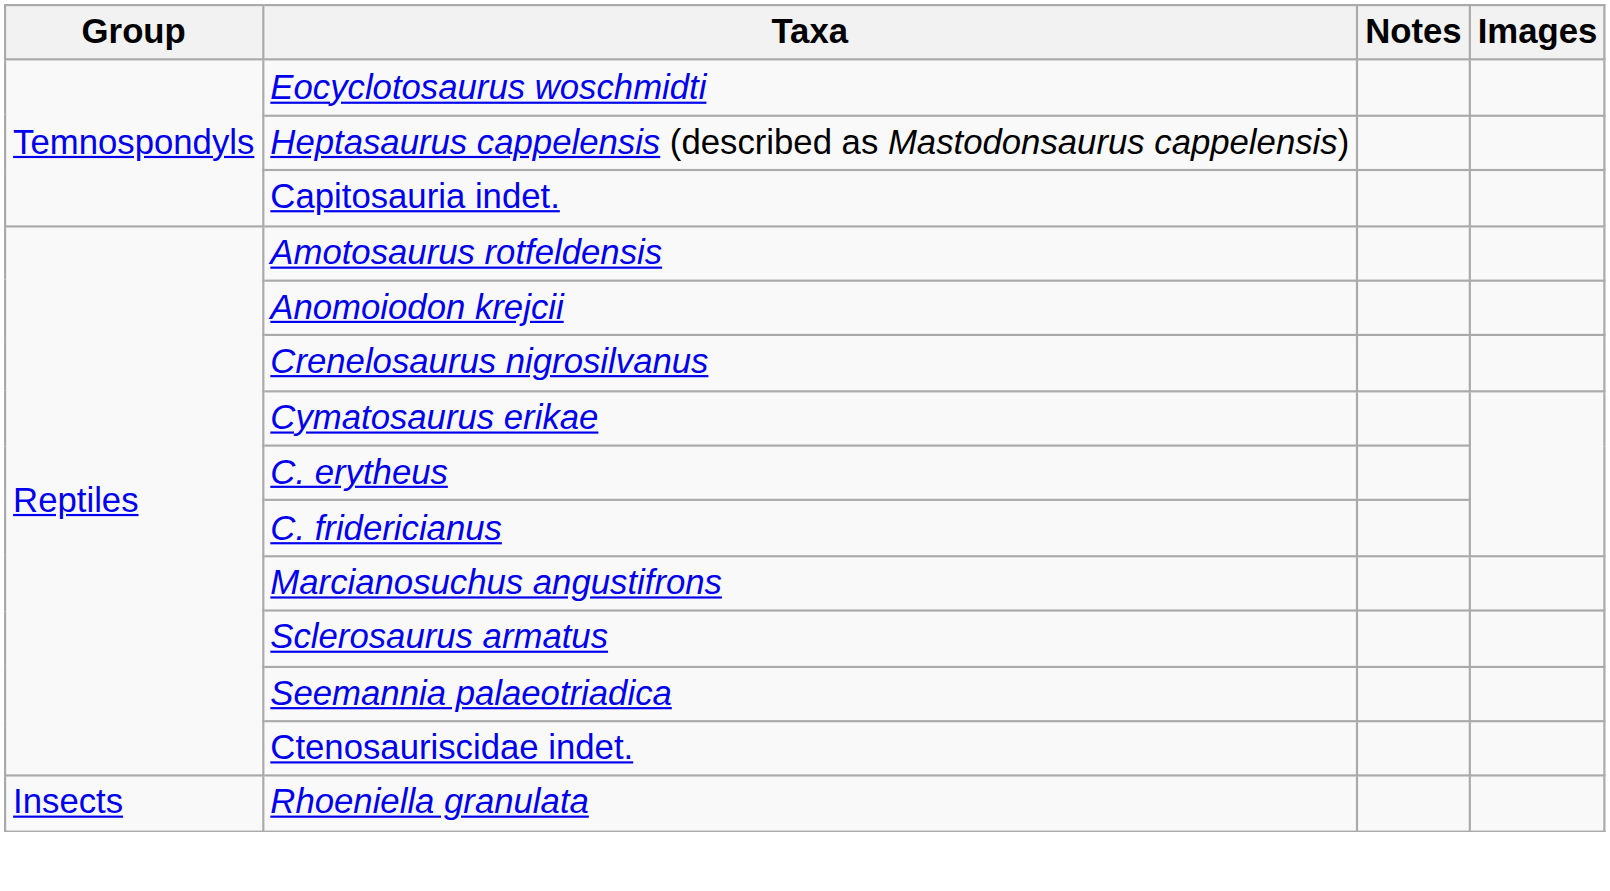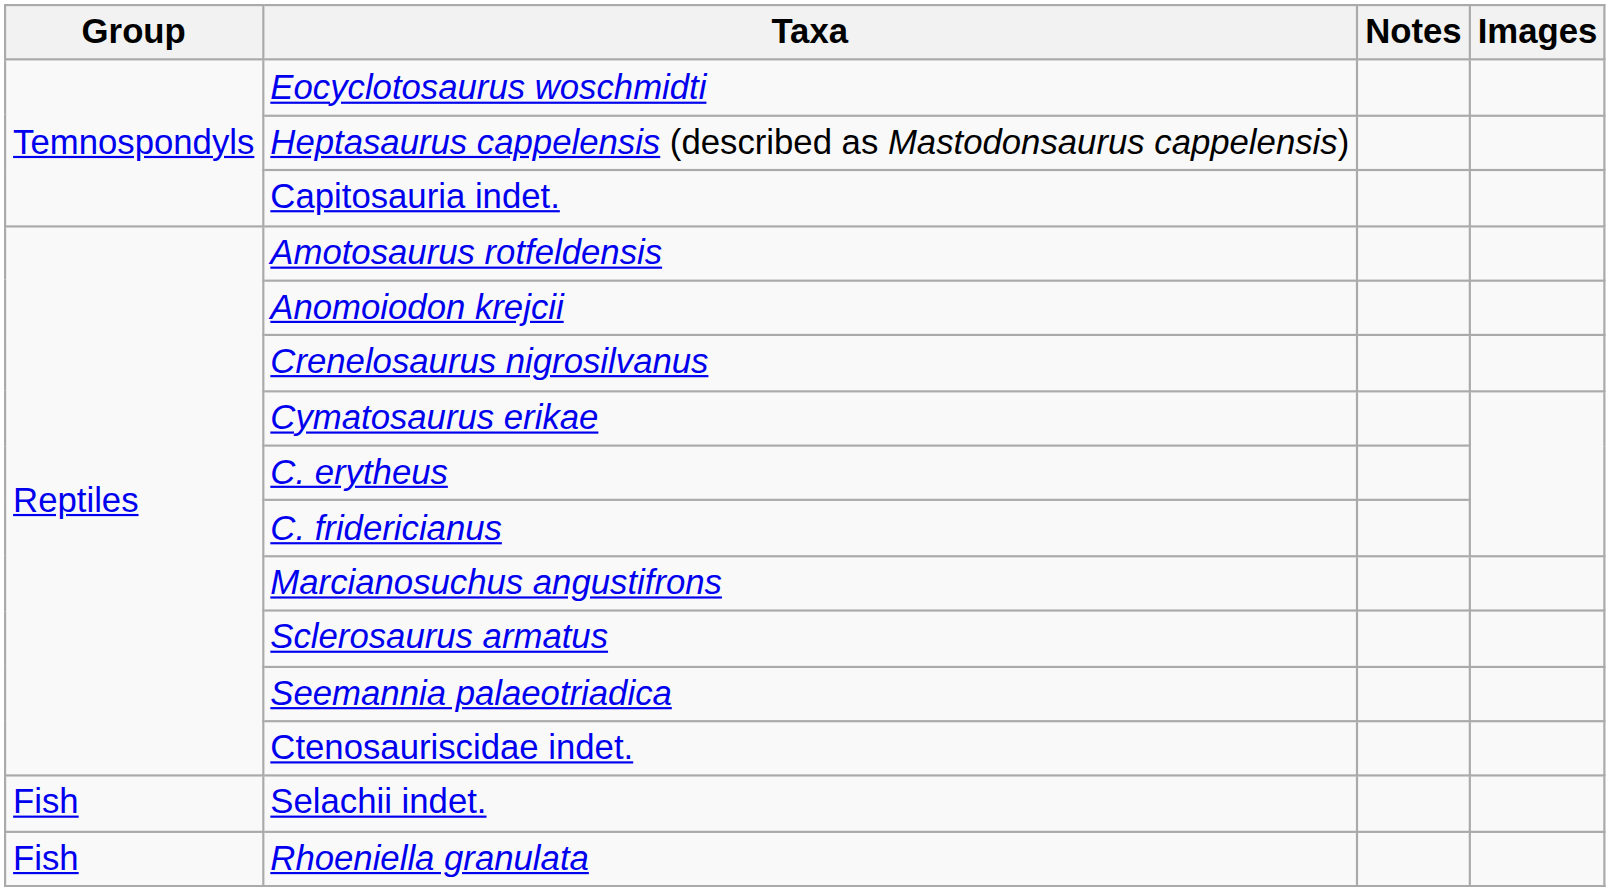+ row: (378, 802)
(68, 802) Insects -> (46, 857) Fish
